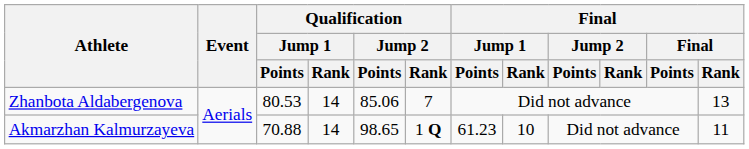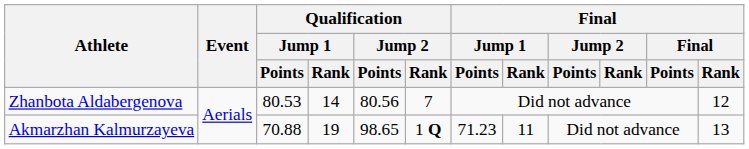(379, 101) 85.06 -> (379, 101) 80.56
(721, 101) 13 -> (721, 101) 12
(331, 130) 14 -> (331, 130) 19
(477, 130) 61.23 -> (477, 130) 71.23
(526, 130) 10 -> (526, 130) 11
(721, 130) 11 -> (721, 130) 13
